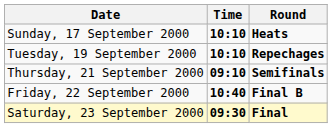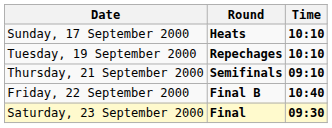columns swapped: (228, 14) <-> (288, 14)
